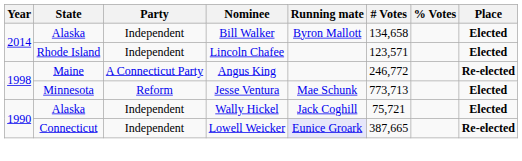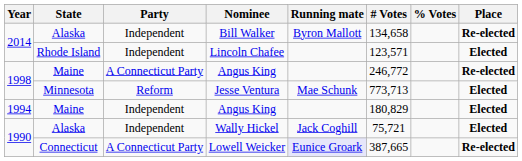(488, 33) Elected -> (488, 33) Re-elected
+ row: (19, 109)
(155, 128) Independent -> (155, 147) A Connecticut Party
